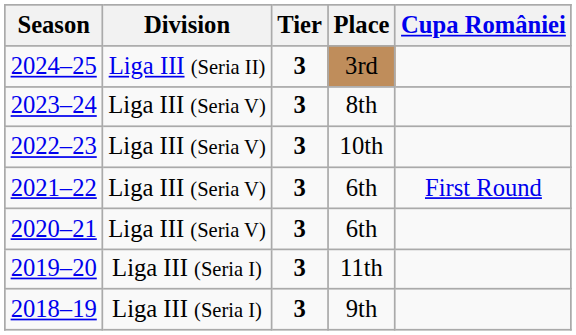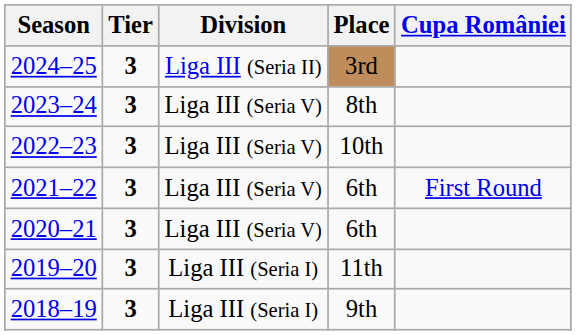columns swapped: (300, 25) <-> (187, 25)
